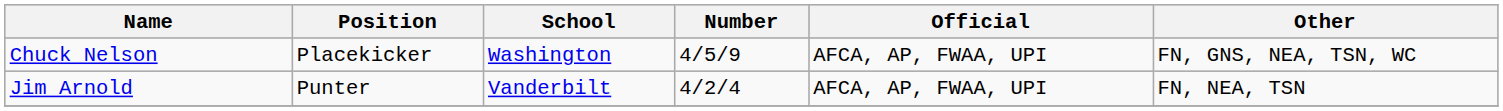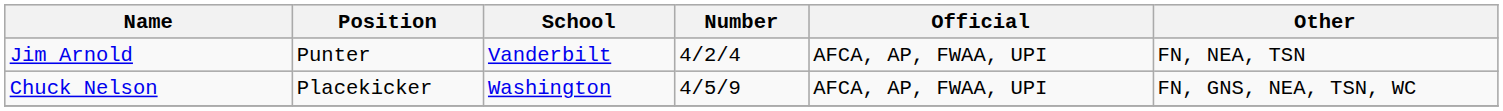rows swapped: (84, 55) <-> (71, 88)
